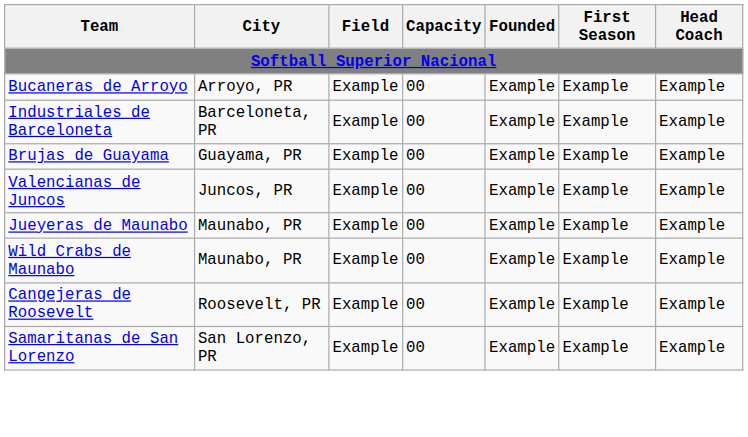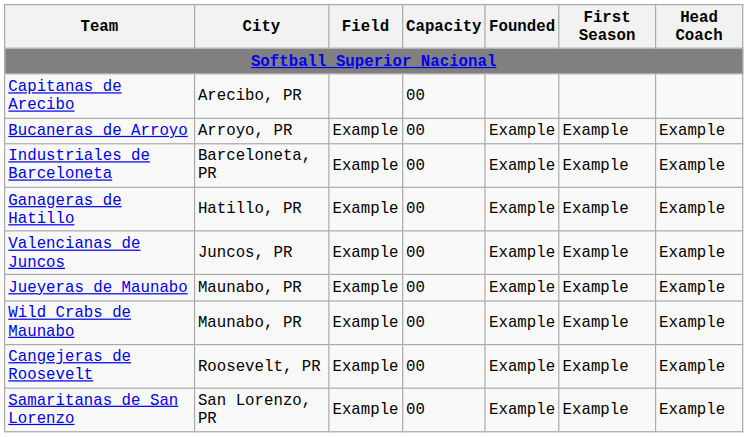+ row: (65, 96)
- row: (89, 156)
+ row: (65, 209)
